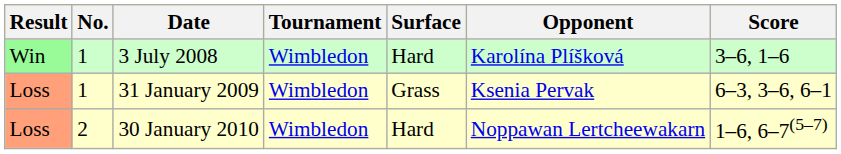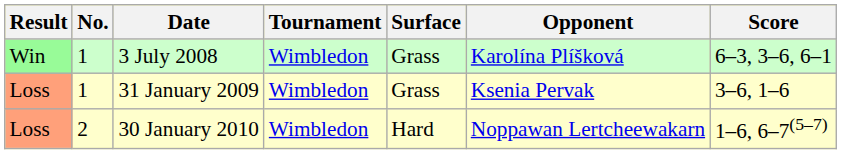(413, 55) Hard -> (416, 55) Grass
(752, 55) 3–6, 1–6 -> (773, 55) 6–3, 3–6, 6–1
(773, 90) 6–3, 3–6, 6–1 -> (752, 90) 3–6, 1–6
